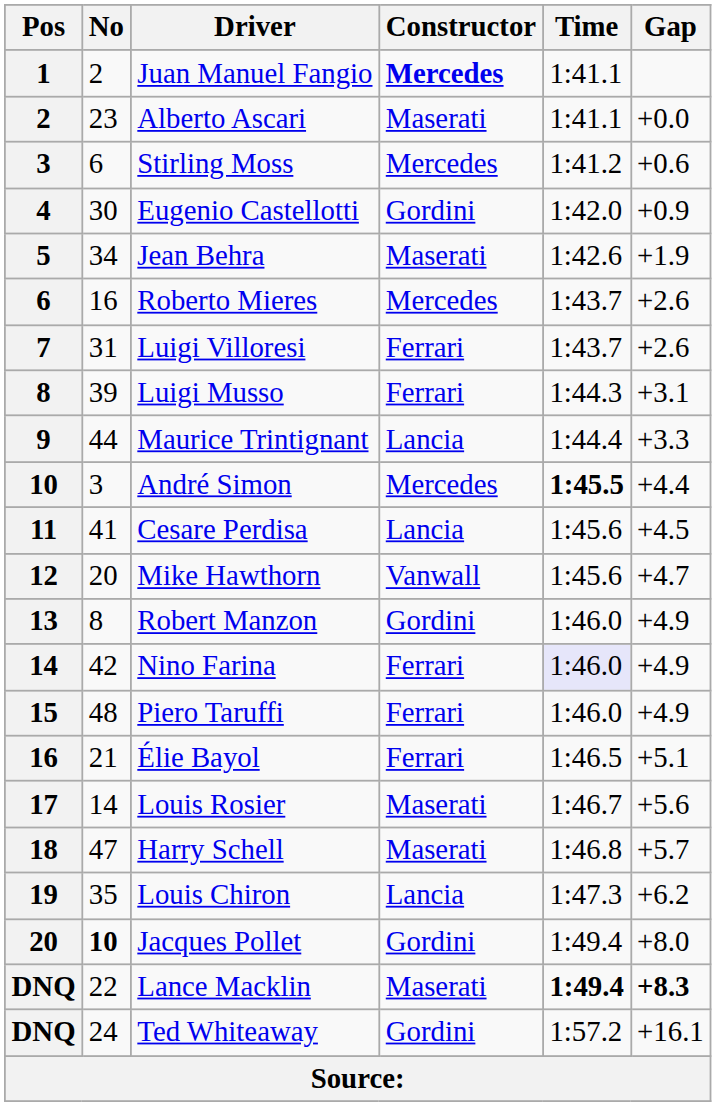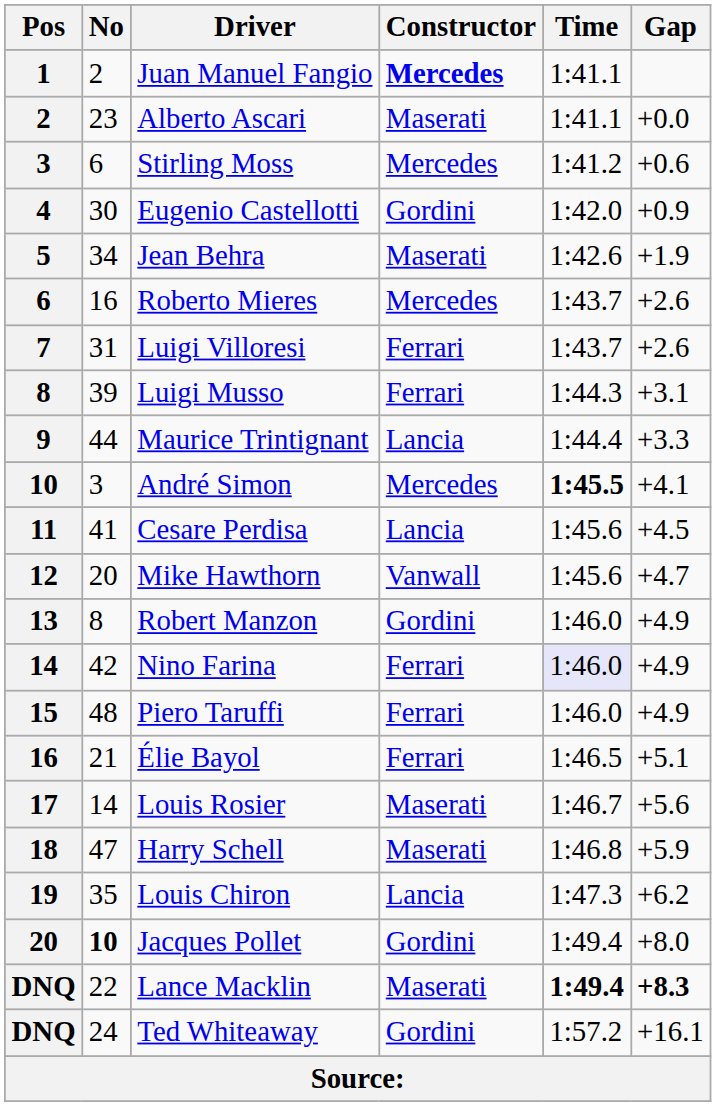(663, 484) +4.4 -> (663, 484) +4.1
(663, 849) +5.7 -> (663, 849) +5.9
